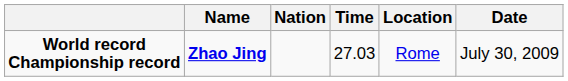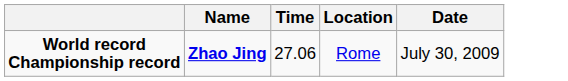- column: (300, 17)
(355, 53) 27.03 -> (295, 53) 27.06
